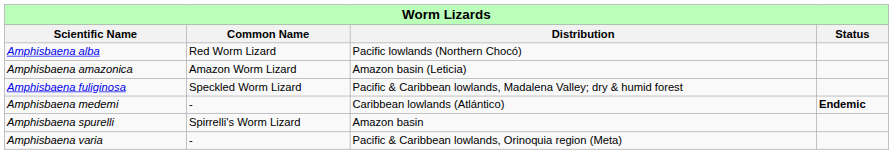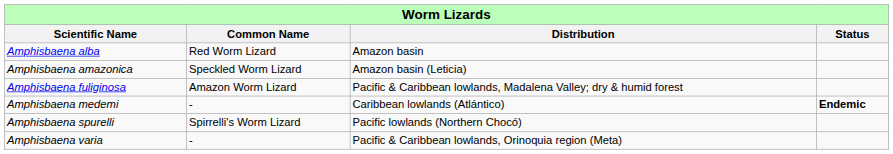(437, 51) Pacific lowlands (Northern Chocó) -> (388, 51) Amazon basin
(243, 69) Amazon Worm Lizard -> (245, 69) Speckled Worm Lizard
(245, 87) Speckled Worm Lizard -> (243, 87) Amazon Worm Lizard
(388, 122) Amazon basin -> (437, 122) Pacific lowlands (Northern Chocó)
